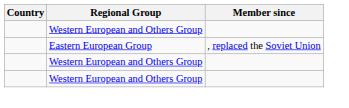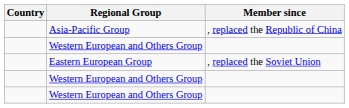+ row: (89, 29)
